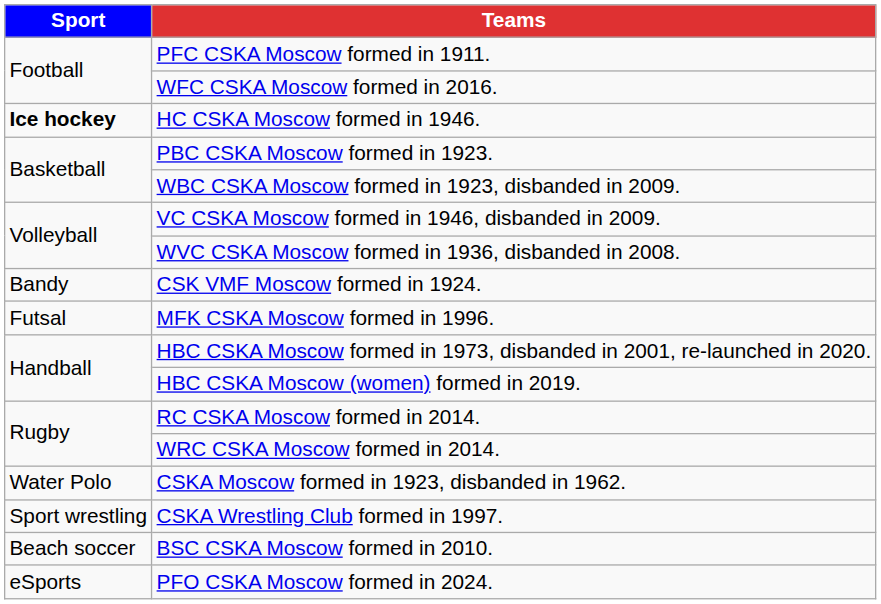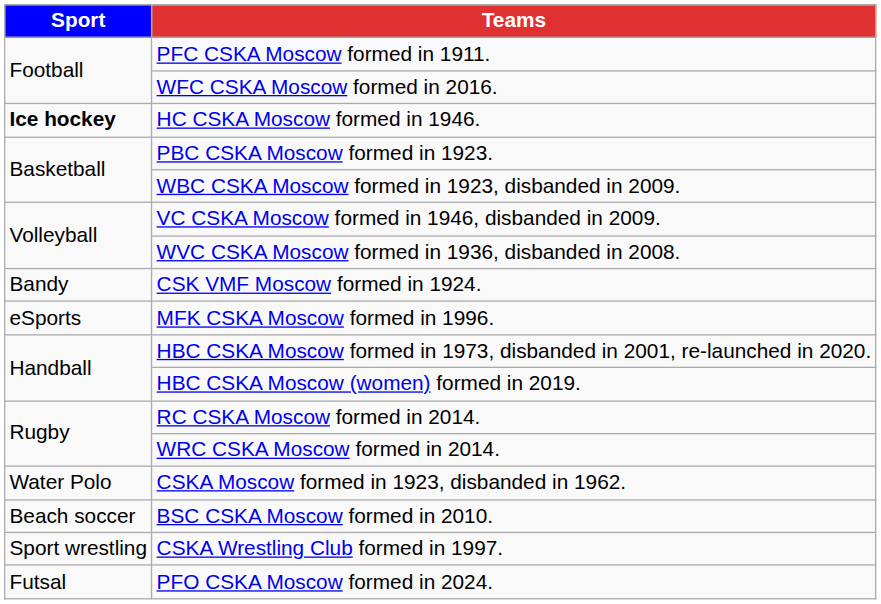(38, 317) Futsal -> (45, 317) eSports
rows swapped: (325, 548) <-> (330, 515)
(45, 581) eSports -> (38, 581) Futsal
